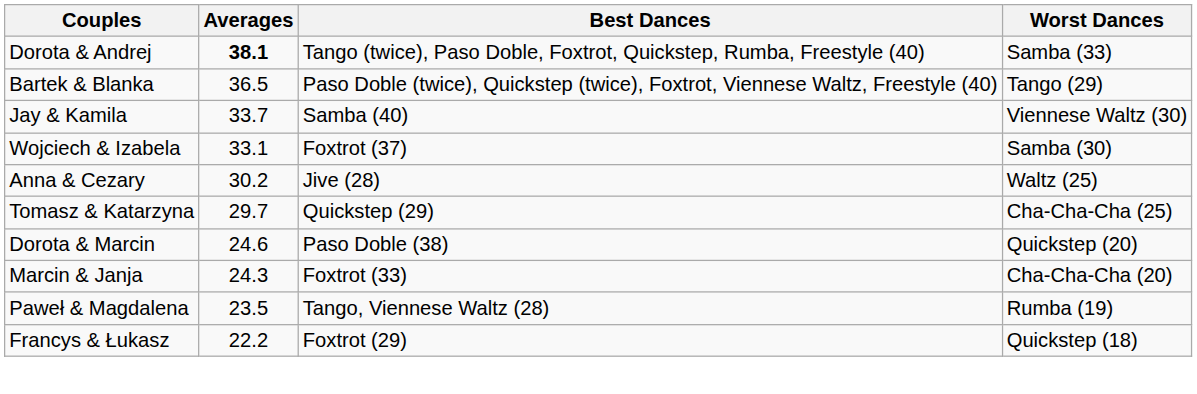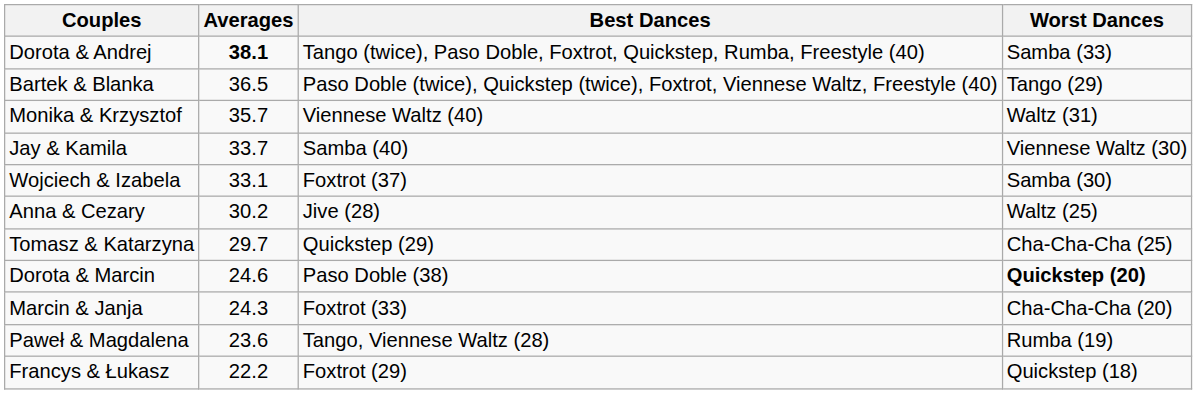+ row: (96, 116)
(1072, 244) normal -> (1076, 276) bold
(248, 308) 23.5 -> (248, 340) 23.6
